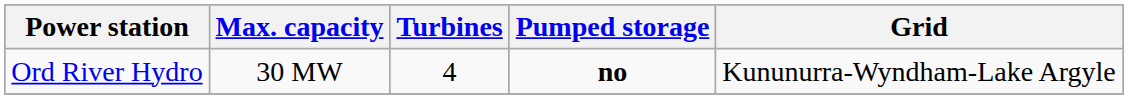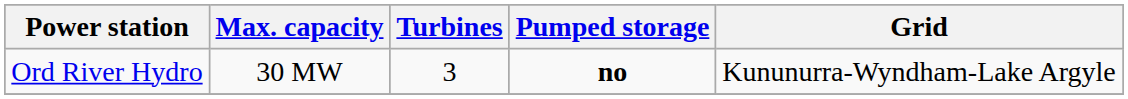(450, 71) 4 -> (450, 71) 3
